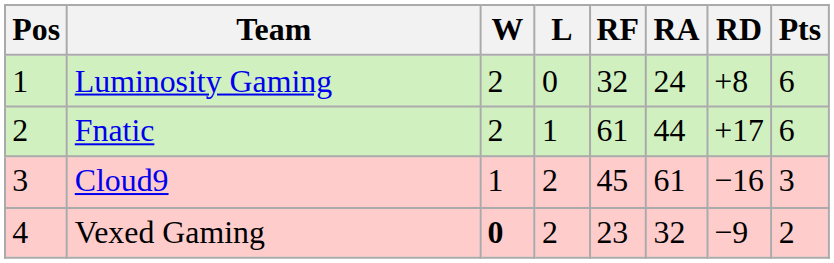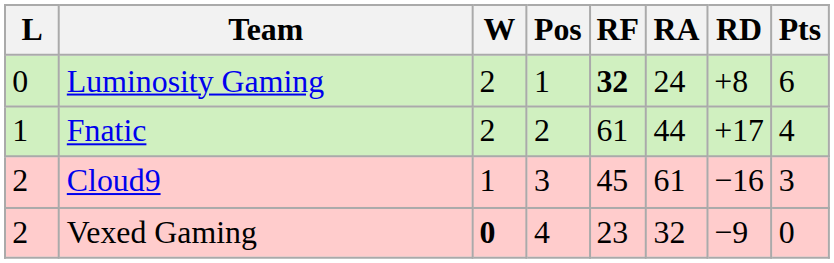columns swapped: (36, 29) <-> (562, 29)
(612, 80) normal -> (612, 80) bold
(787, 130) 6 -> (787, 130) 4
(787, 231) 2 -> (787, 231) 0
